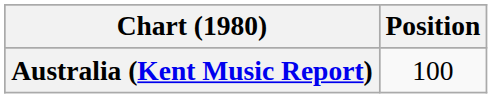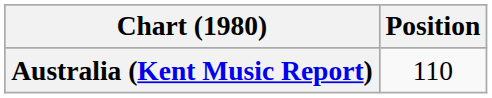(433, 69) 100 -> (433, 69) 110
